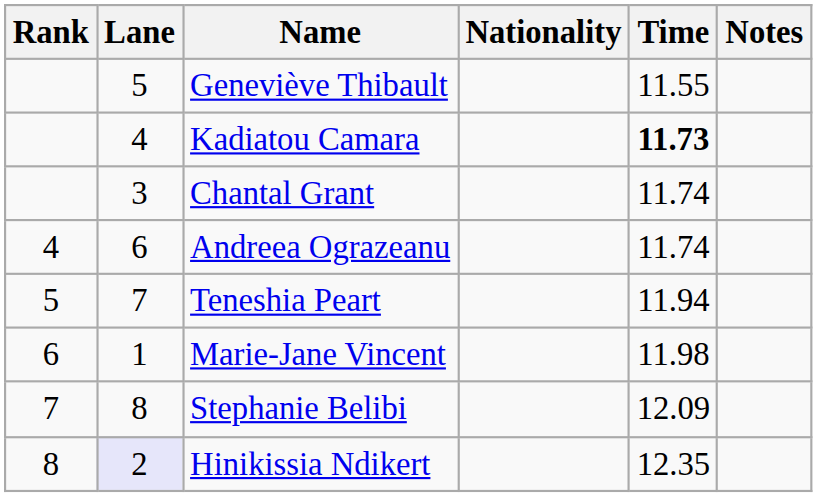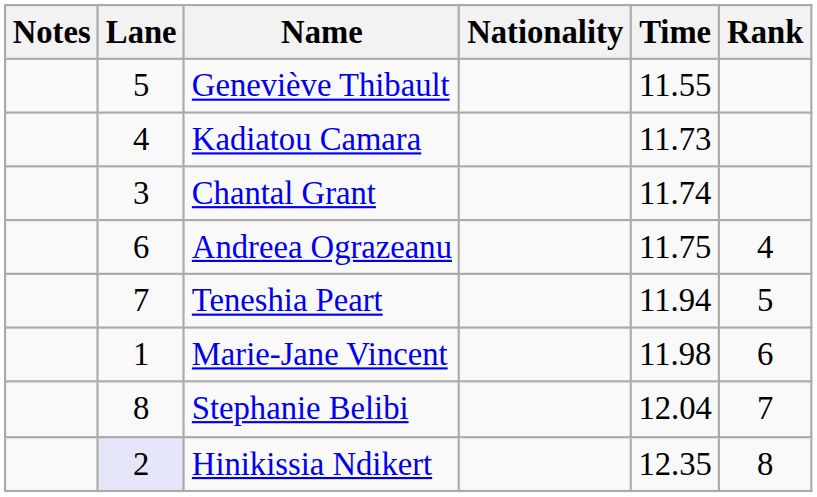columns swapped: (51, 31) <-> (764, 31)
(673, 139) bold -> (675, 139) normal
(673, 247) 11.74 -> (675, 247) 11.75
(673, 408) 12.09 -> (675, 408) 12.04
